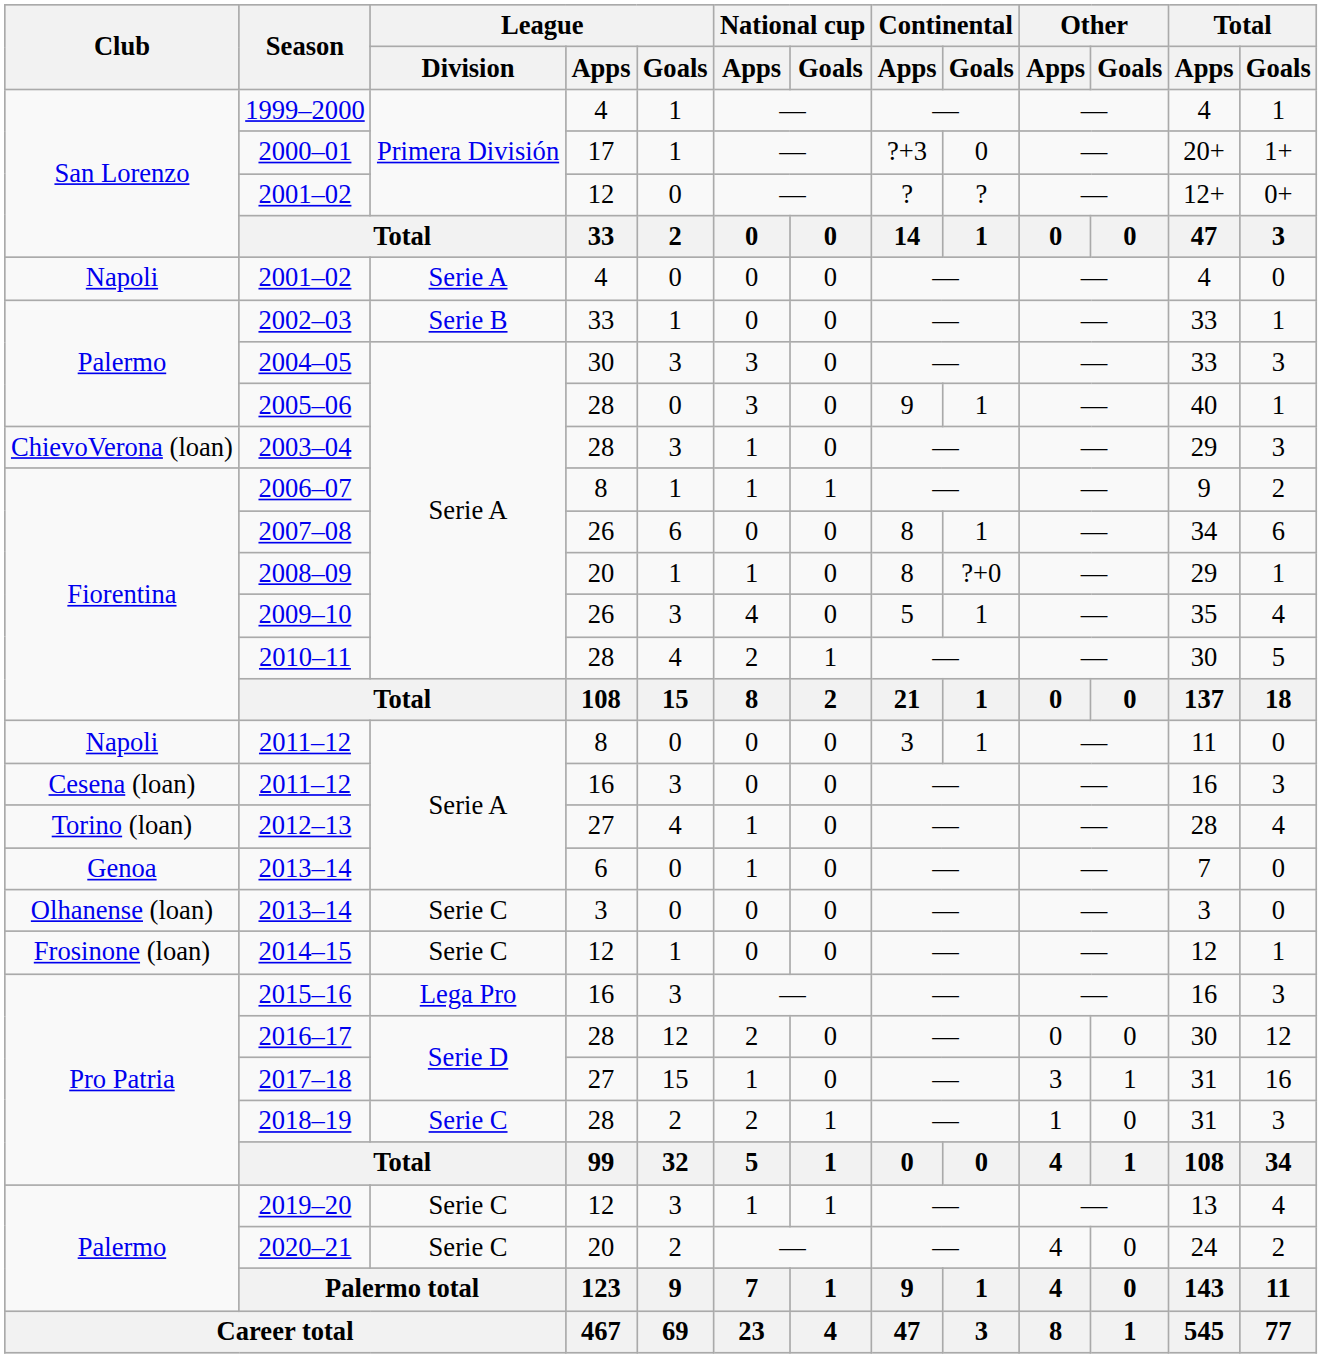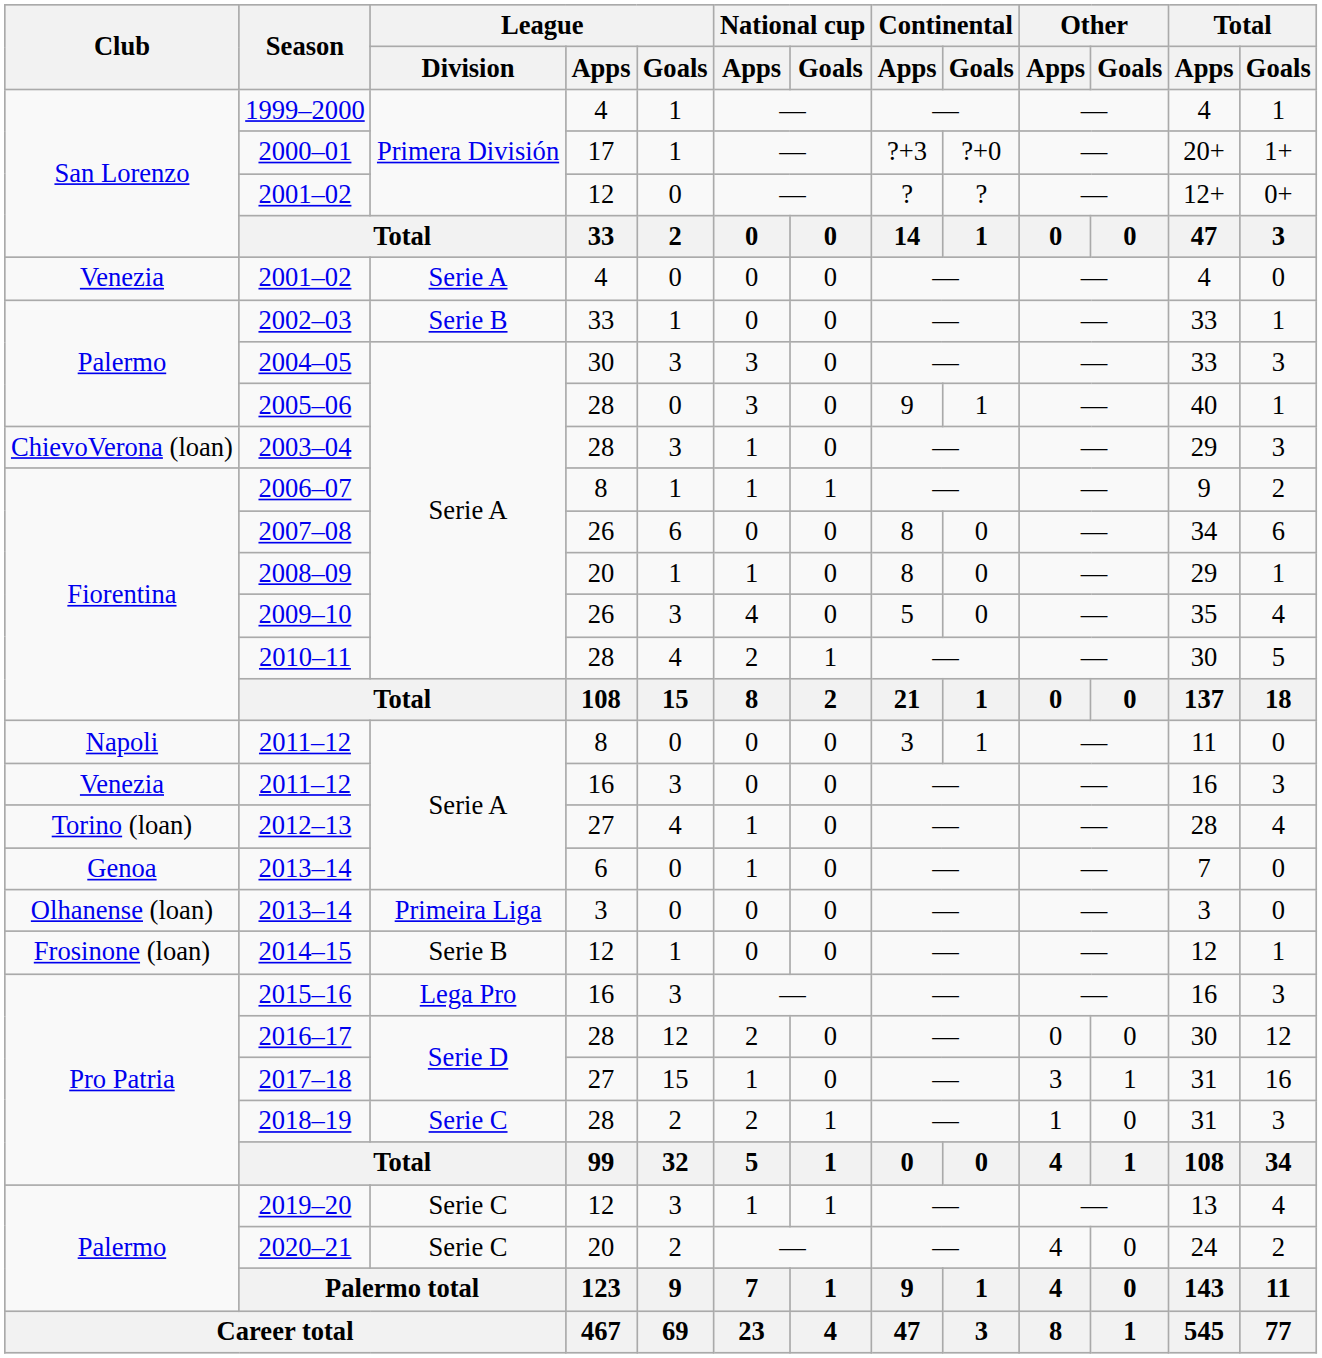(981, 151) 0 -> (981, 151) ?+0
(122, 278) Napoli -> (122, 278) Venezia
(981, 531) 1 -> (981, 531) 0
(981, 573) ?+0 -> (981, 573) 0
(981, 615) 1 -> (981, 615) 0
(122, 783) Cesena (loan) -> (122, 783) Venezia
(468, 910) Serie C -> (468, 910) Primeira Liga
(468, 952) Serie C -> (468, 952) Serie B
